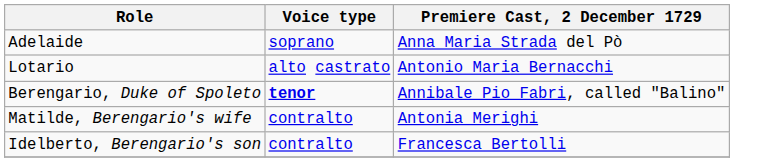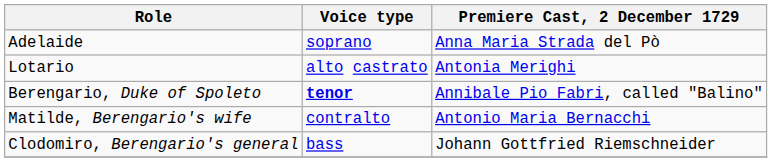(505, 68) Antonio Maria Bernacchi -> (505, 68) Antonia Merighi
(468, 119) Antonia Merighi -> (543, 119) Antonio Maria Bernacchi
- row: (135, 144)
+ row: (153, 144)
